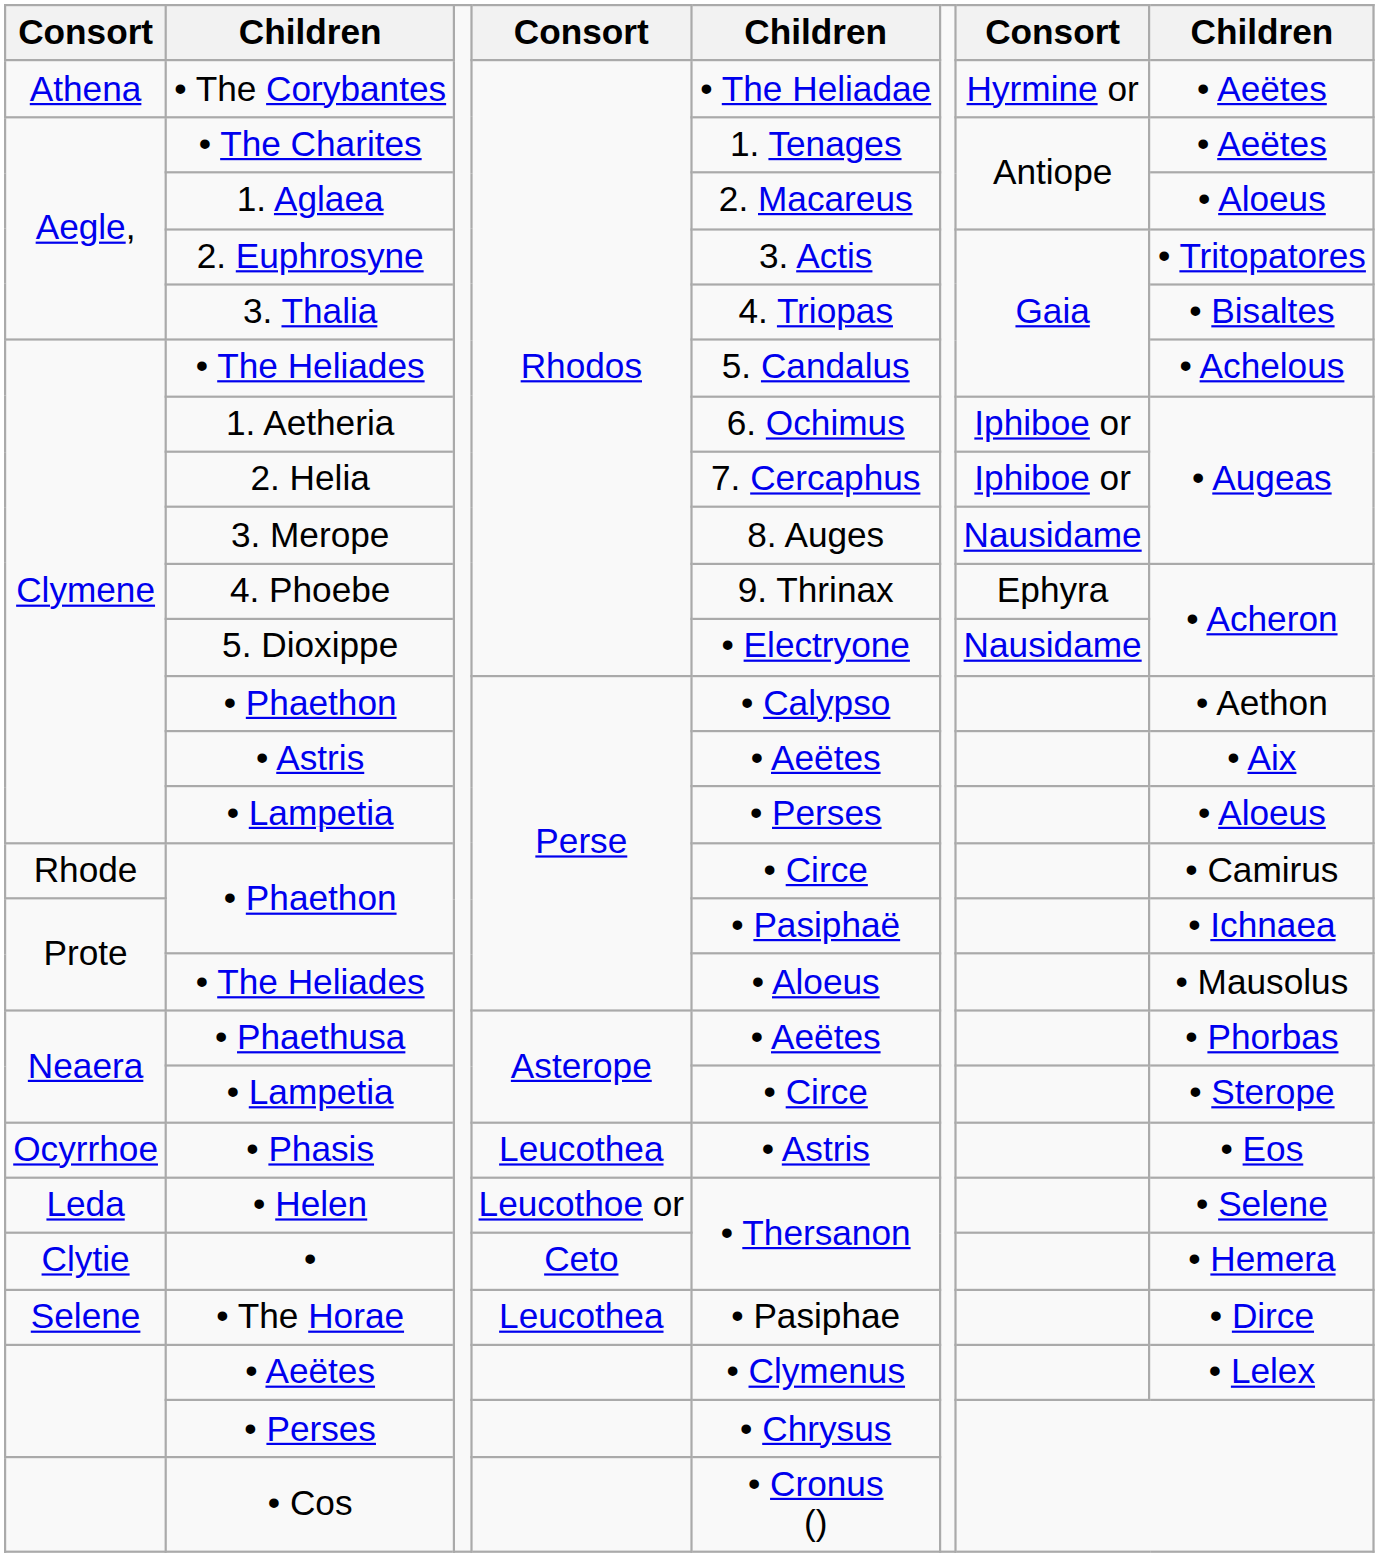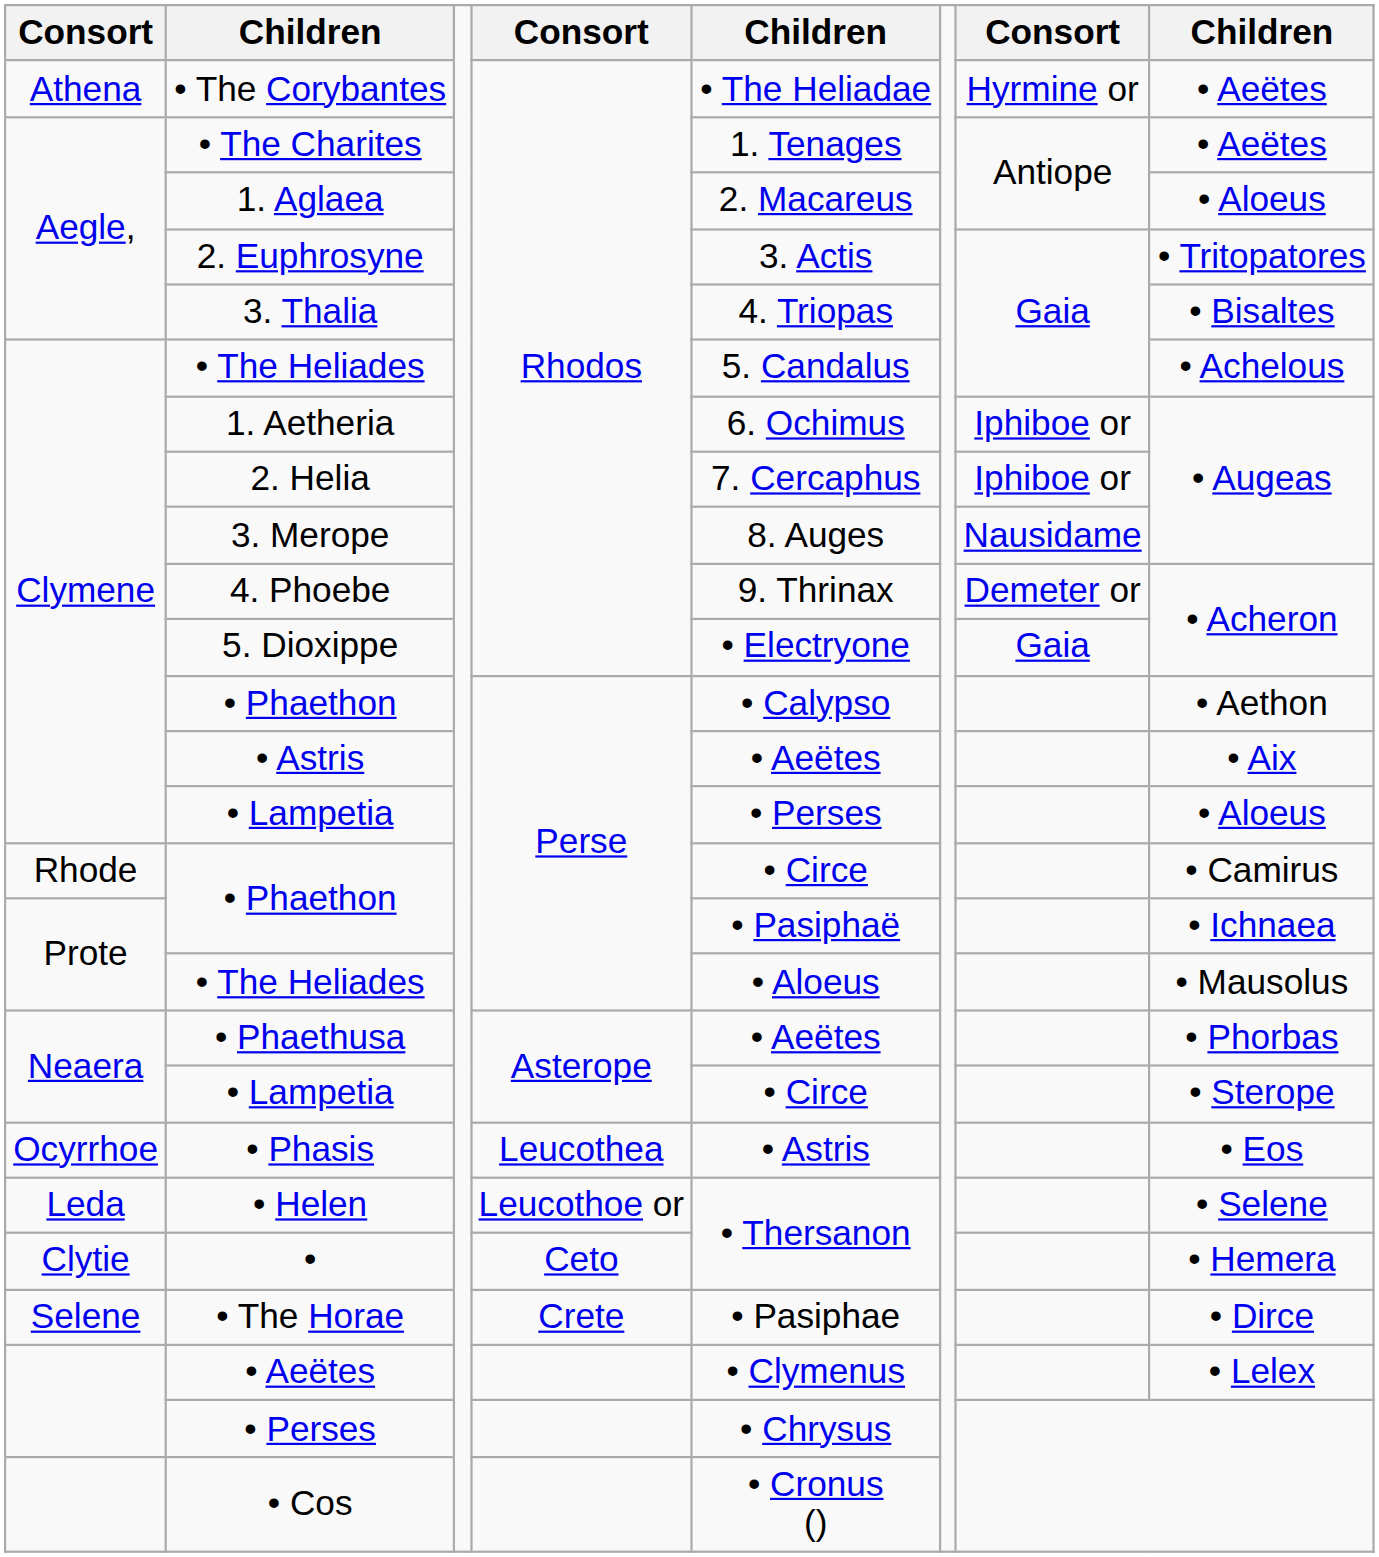(1053, 590) Ephyra -> (1053, 590) Demeter or
(1053, 646) Nausidame -> (1053, 646) Gaia
(581, 1316) Leucothea -> (581, 1316) Crete
